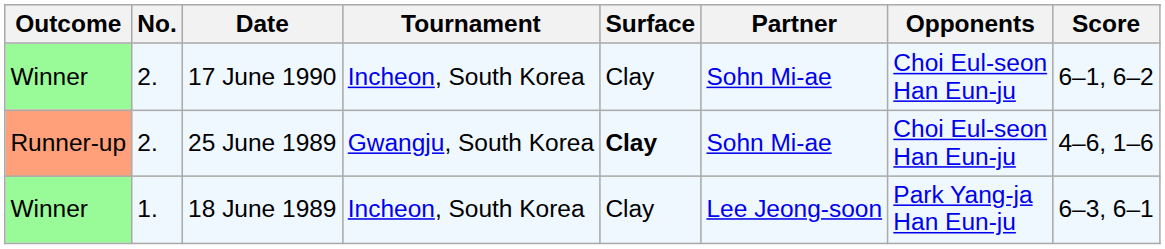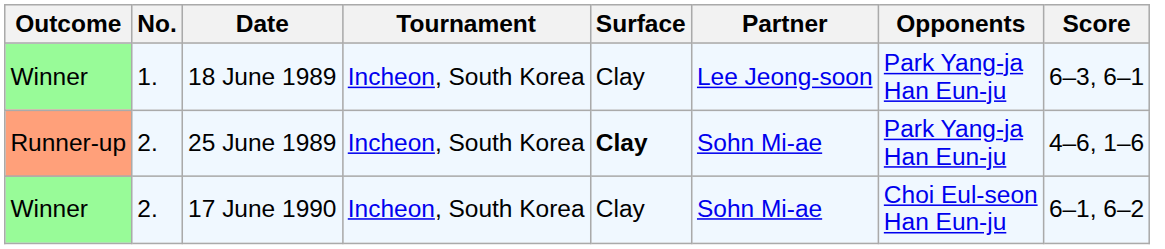rows swapped: (262, 209) <-> (262, 76)
(471, 142) Gwangju, South Korea -> (466, 142) Incheon, South Korea
(970, 142) Choi Eul-seon Han Eun-ju -> (953, 142) Park Yang-ja Han Eun-ju
